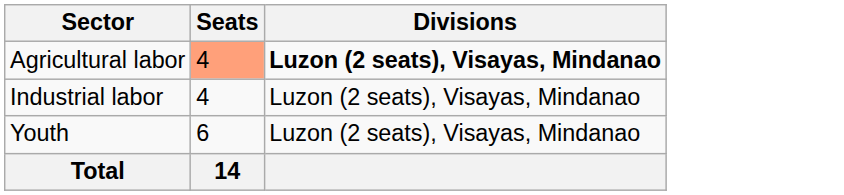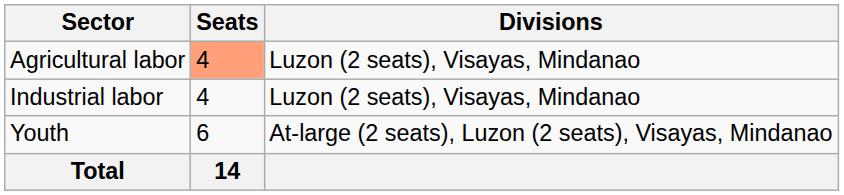(465, 60) bold -> (455, 60) normal
(455, 134) Luzon (2 seats), Visayas, Mindanao -> (551, 134) At-large (2 seats), Luzon (2 seats), Visayas, Mindanao
